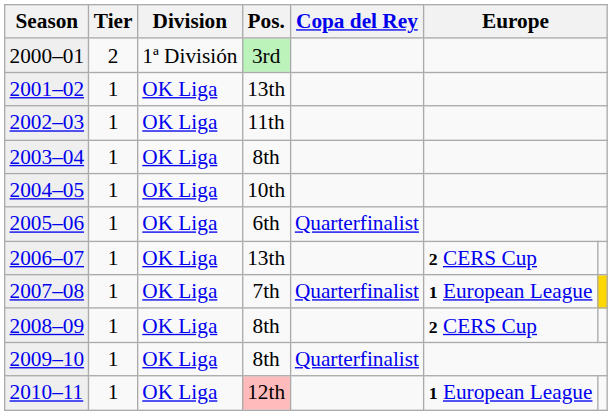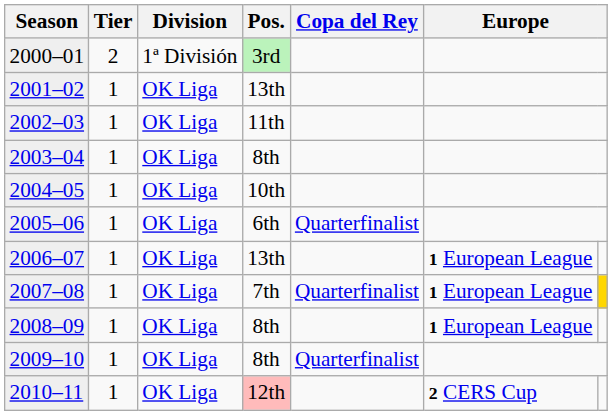(483, 257) 2 CERS Cup -> (511, 257) 1 European League
(483, 325) 2 CERS Cup -> (511, 325) 1 European League
(511, 392) 1 European League -> (483, 392) 2 CERS Cup
